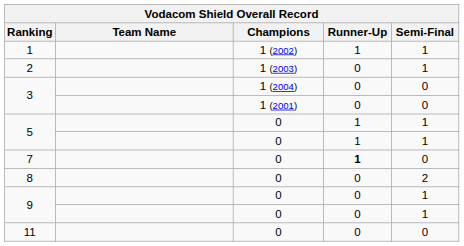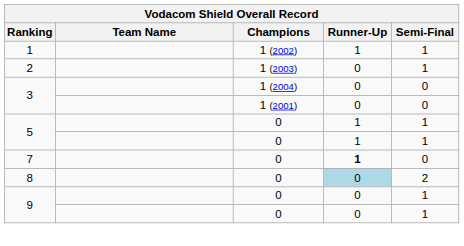(357, 178) no background -> (357, 178) lightblue background
- row: (30, 232)
